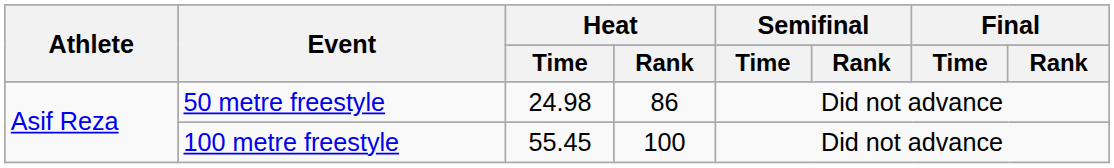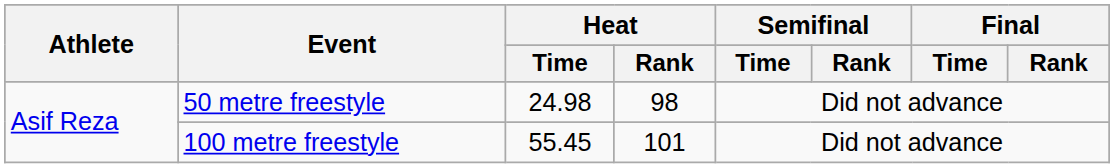(664, 103) 86 -> (664, 103) 98
(664, 142) 100 -> (664, 142) 101
